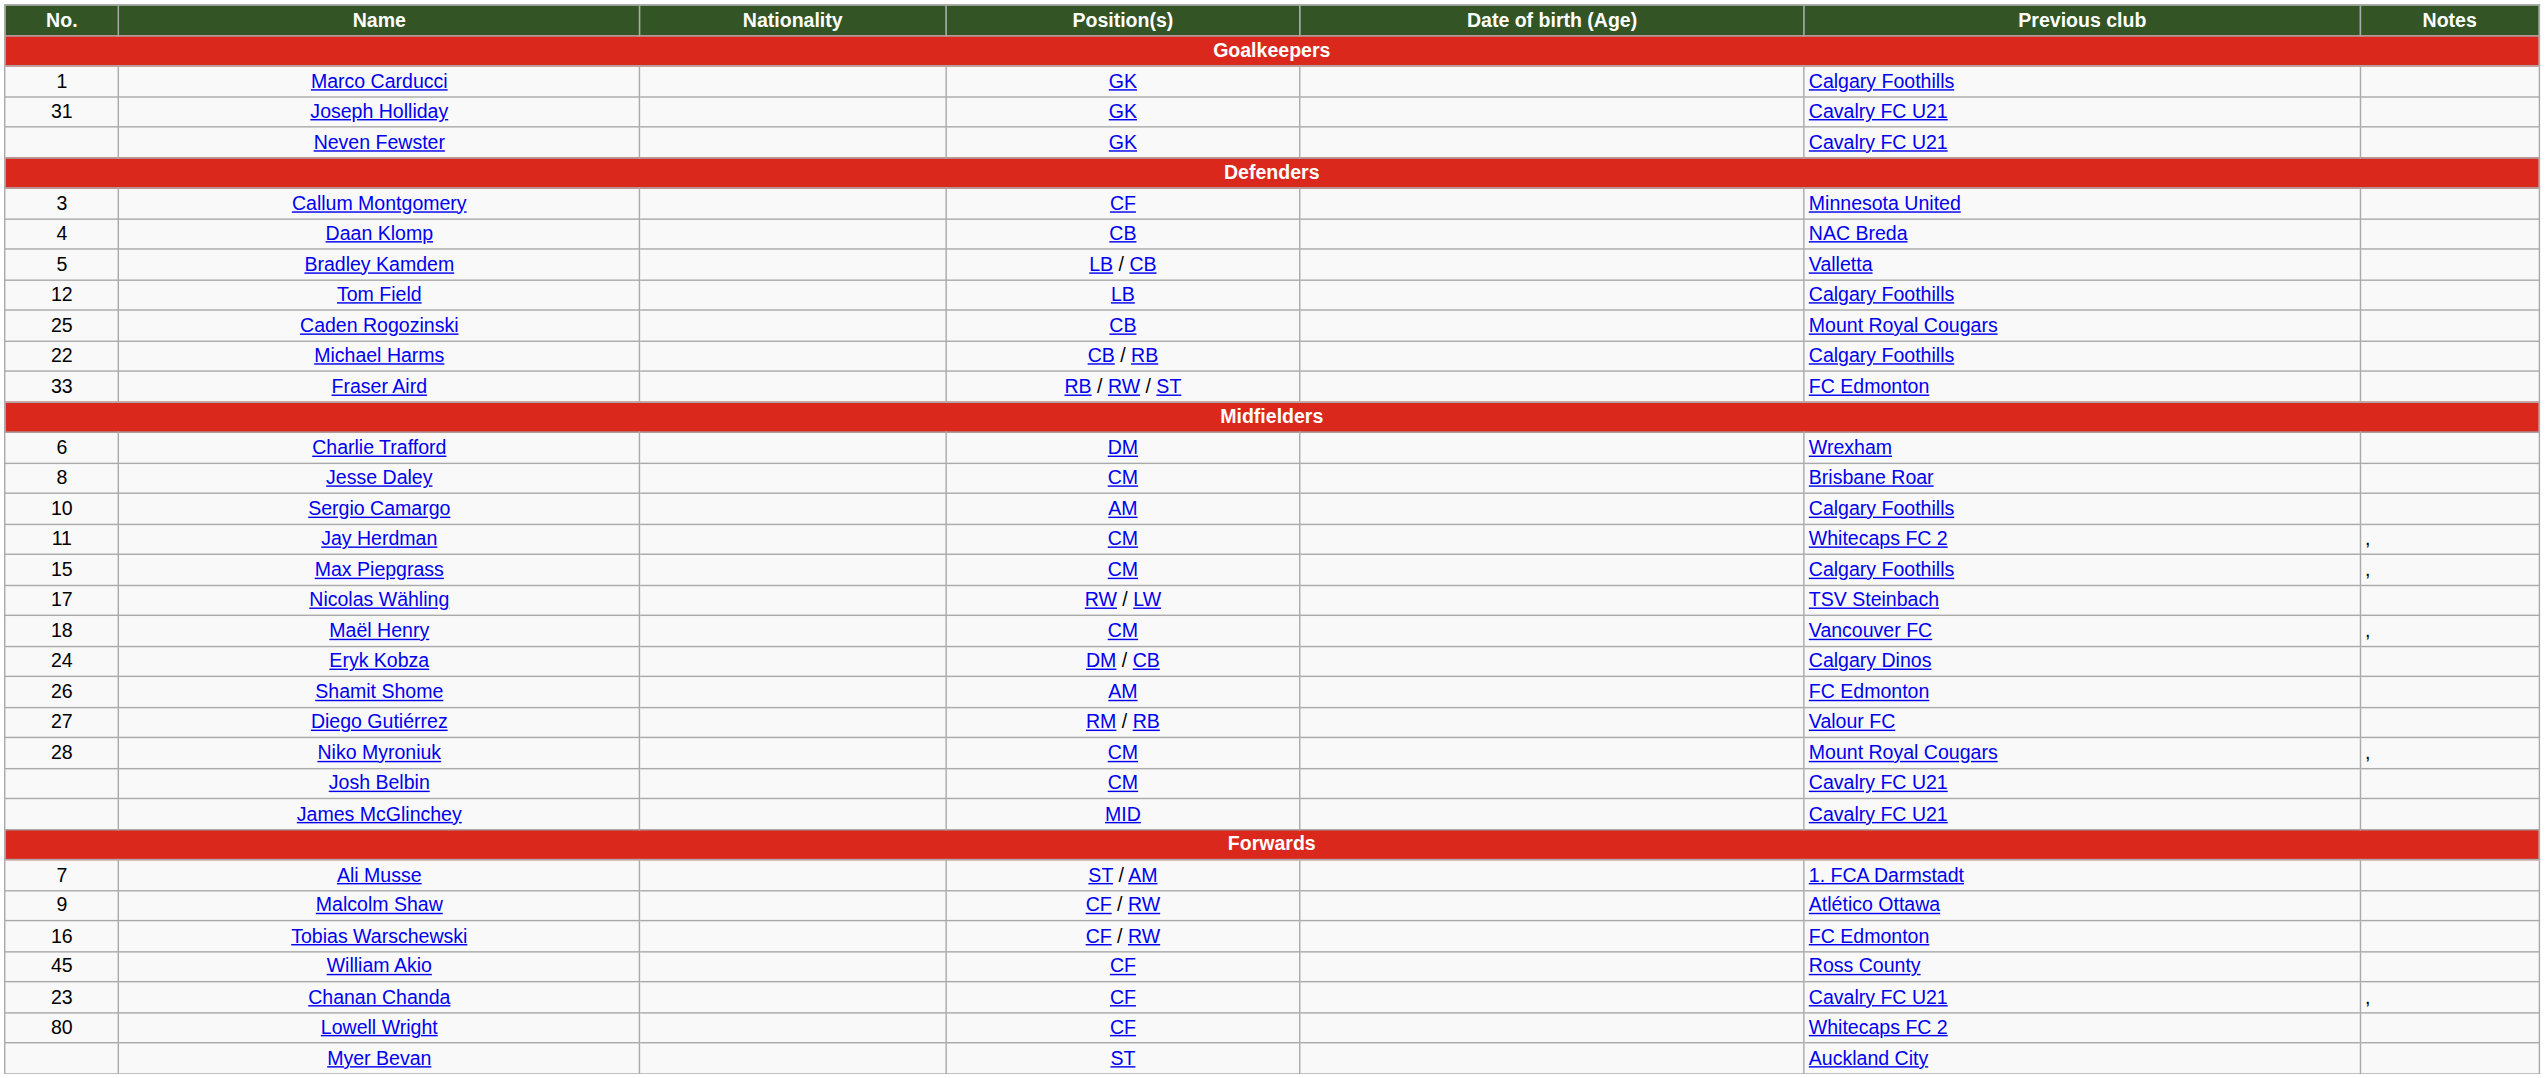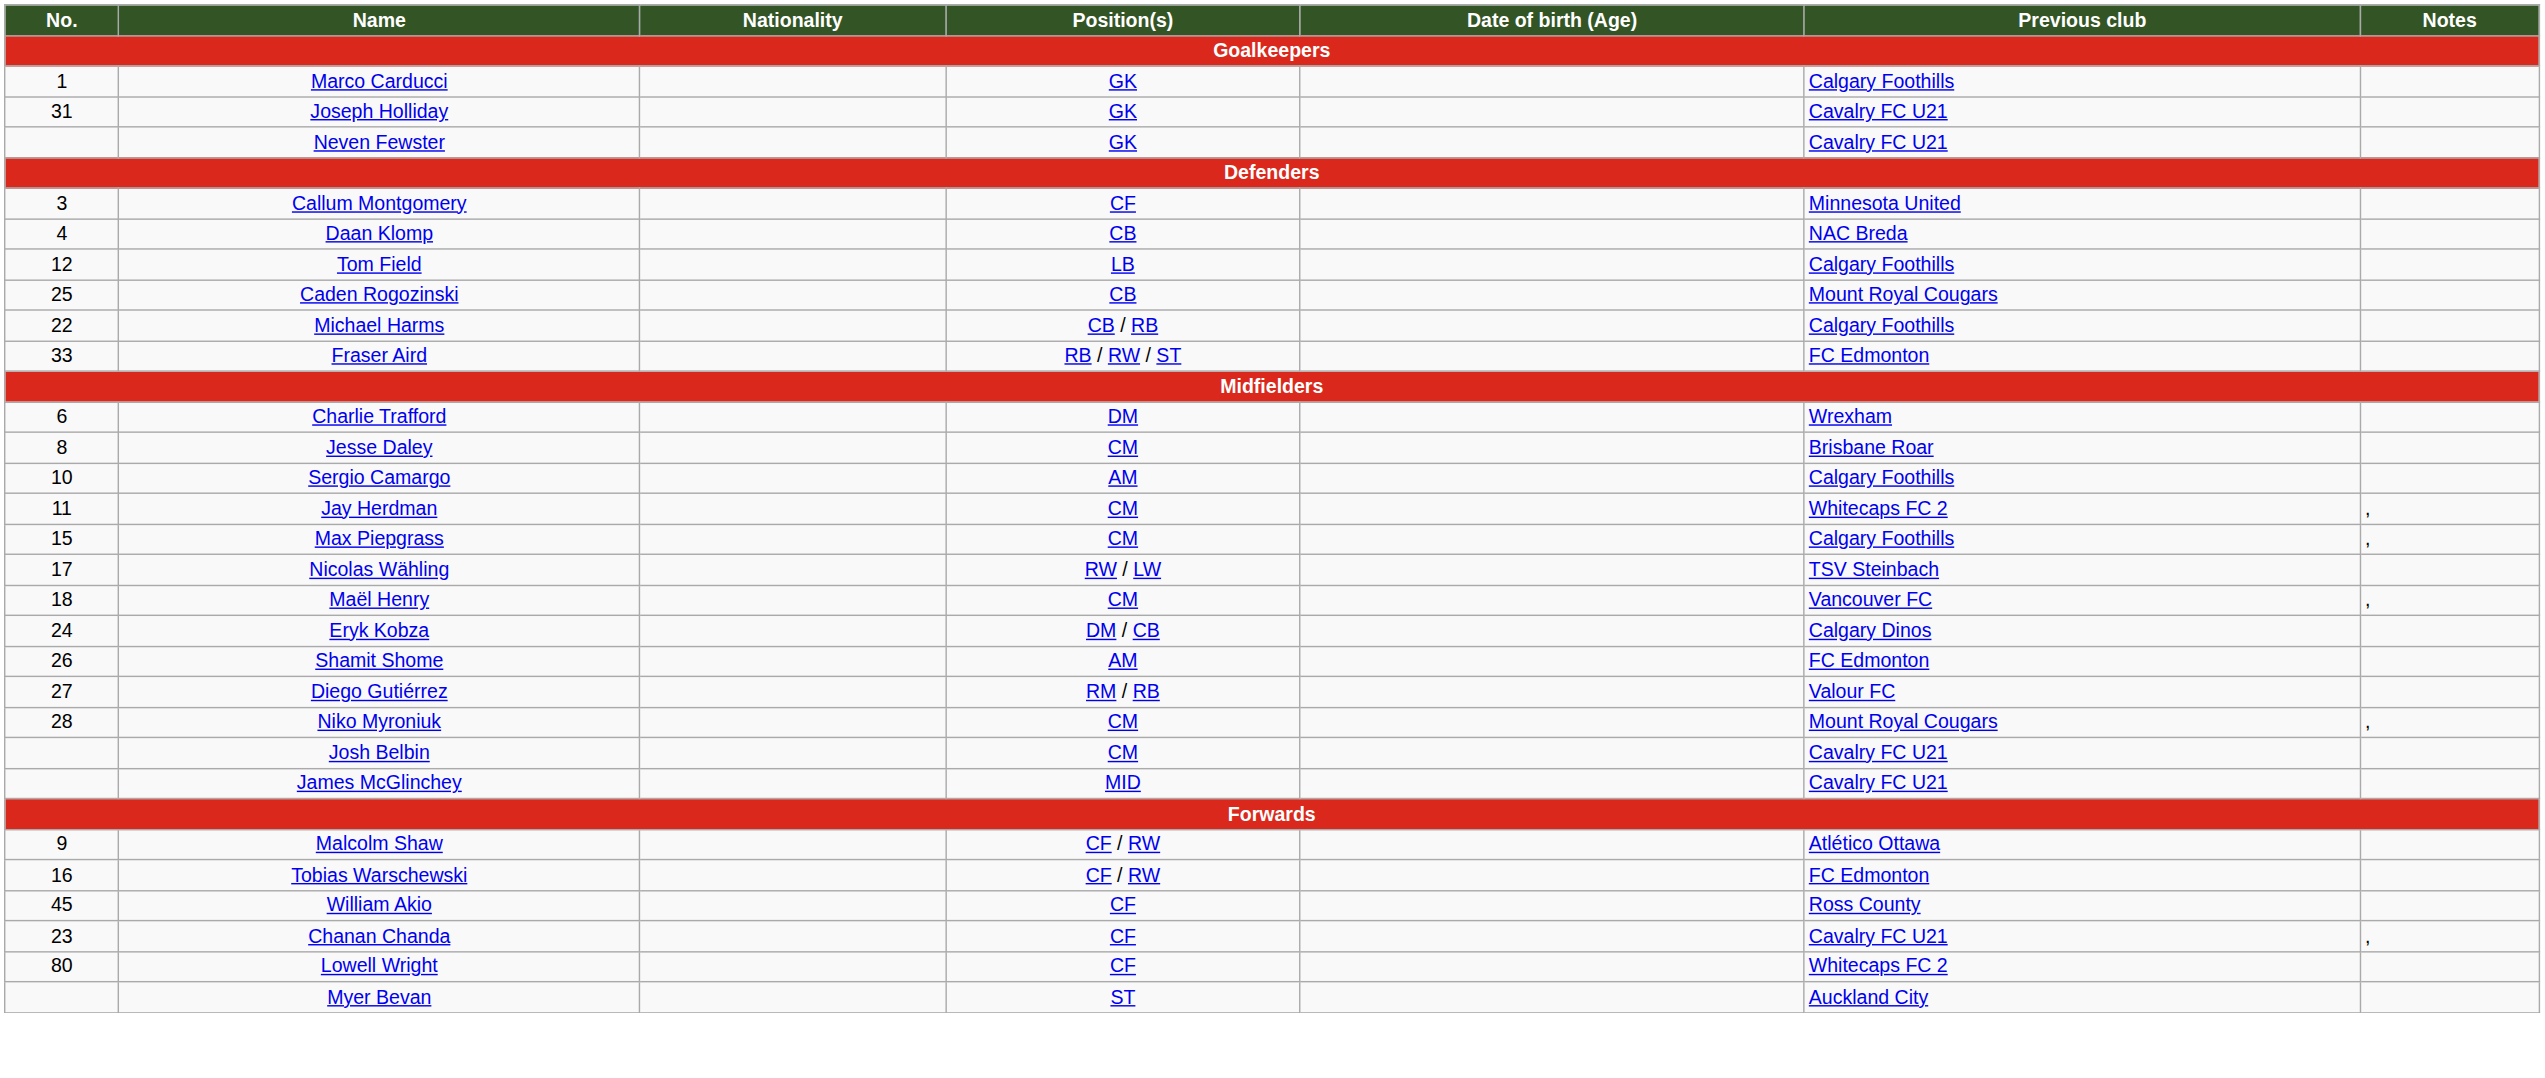- row: (379, 264)
- row: (379, 875)
